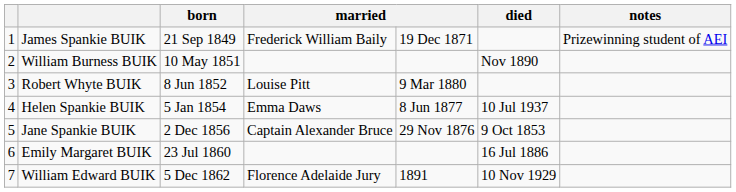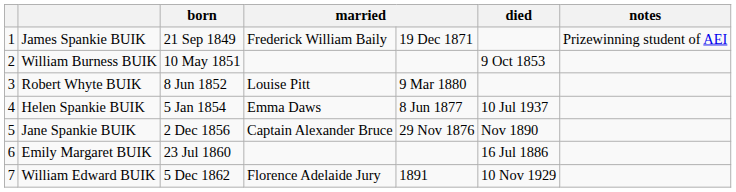(510, 61) Nov 1890 -> (513, 61) 9 Oct 1853
(513, 130) 9 Oct 1853 -> (510, 130) Nov 1890
